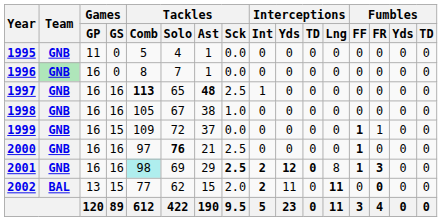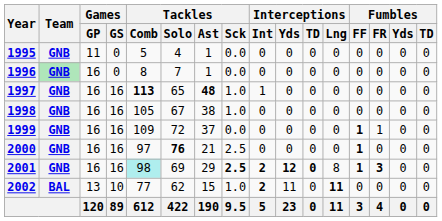(235, 91) 2.5 -> (235, 91) 1.0
(117, 130) 15 -> (117, 130) 16
(117, 188) 15 -> (117, 188) 10
(235, 188) 2.0 -> (235, 188) 1.0
(380, 188) bold -> (380, 188) normal
